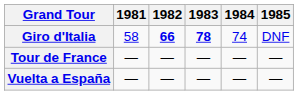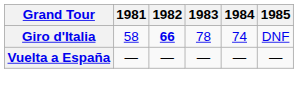(203, 36) bold -> (203, 36) normal
- row: (59, 57)
